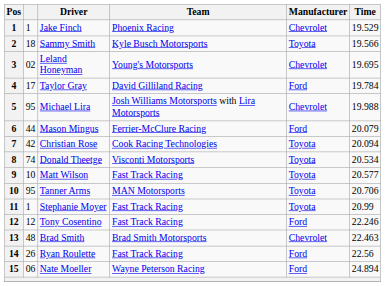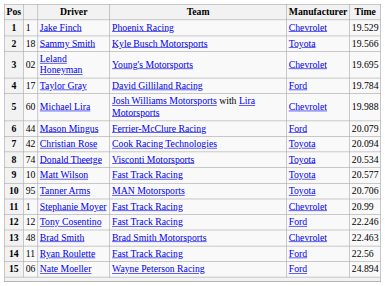(30, 107) 95 -> (30, 107) 60
(302, 206) Toyota -> (308, 206) Chevrolet
(30, 253) 26 -> (30, 253) 11
